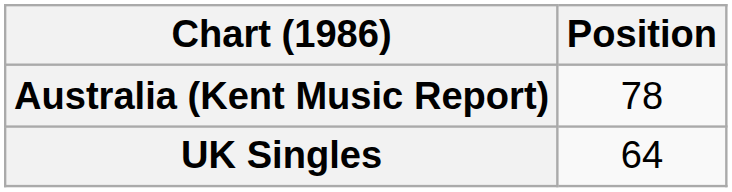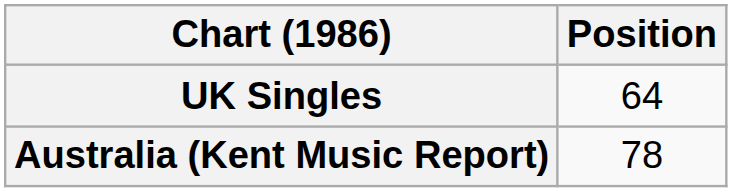rows swapped: (282, 95) <-> (282, 155)
